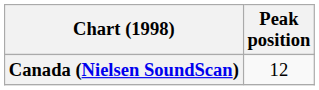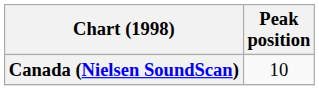(279, 69) 12 -> (279, 69) 10
